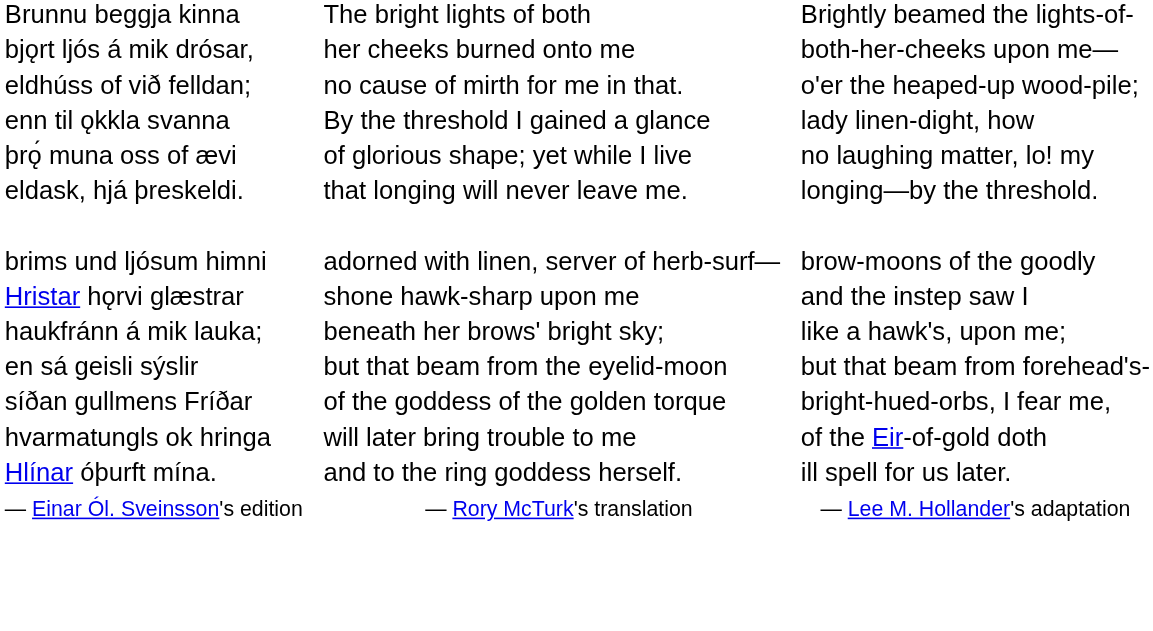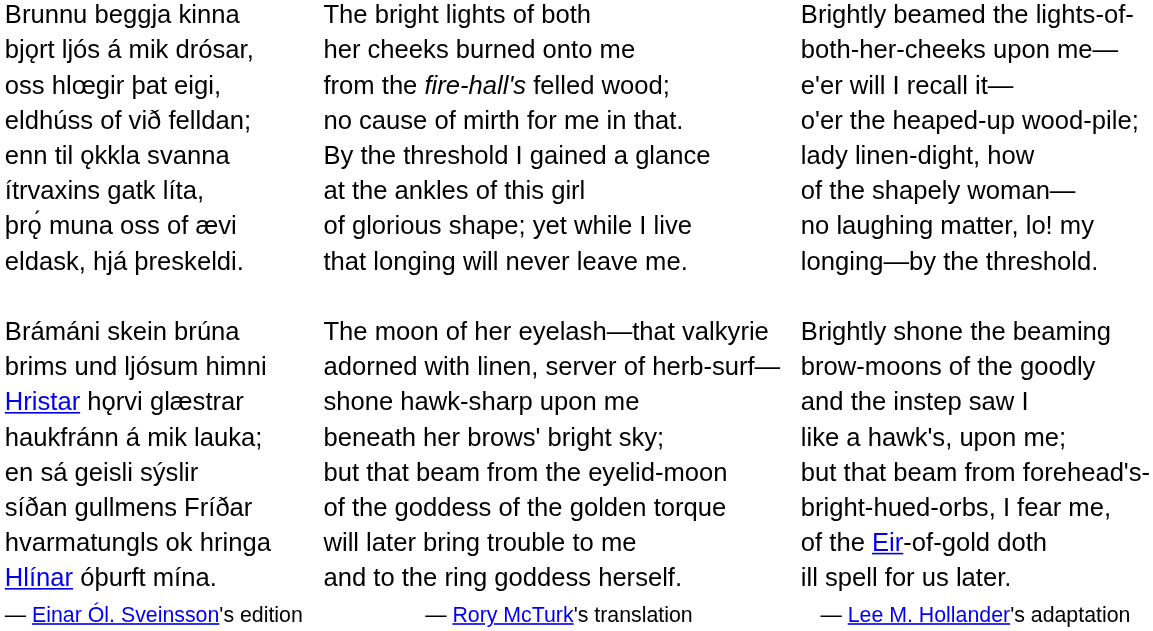+ row: (113, 85)
+ row: (104, 190)
+ row: (122, 331)
